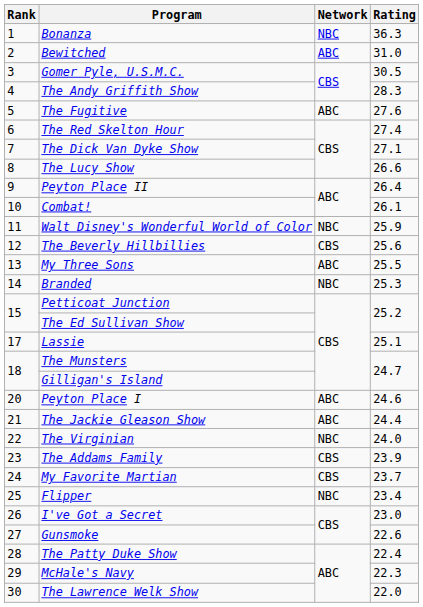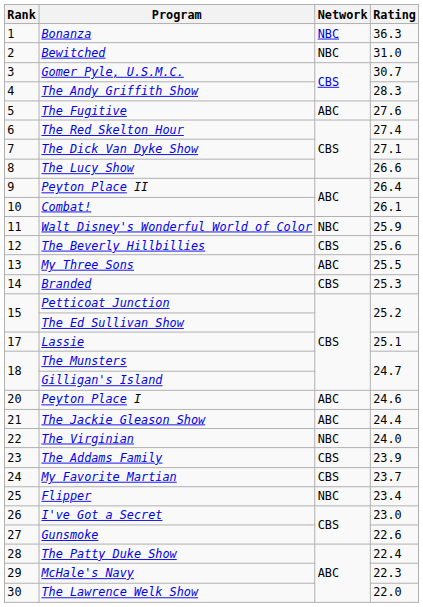(328, 53) ABC -> (328, 53) NBC
(387, 72) 30.5 -> (387, 72) 30.7
(328, 284) NBC -> (328, 284) CBS
